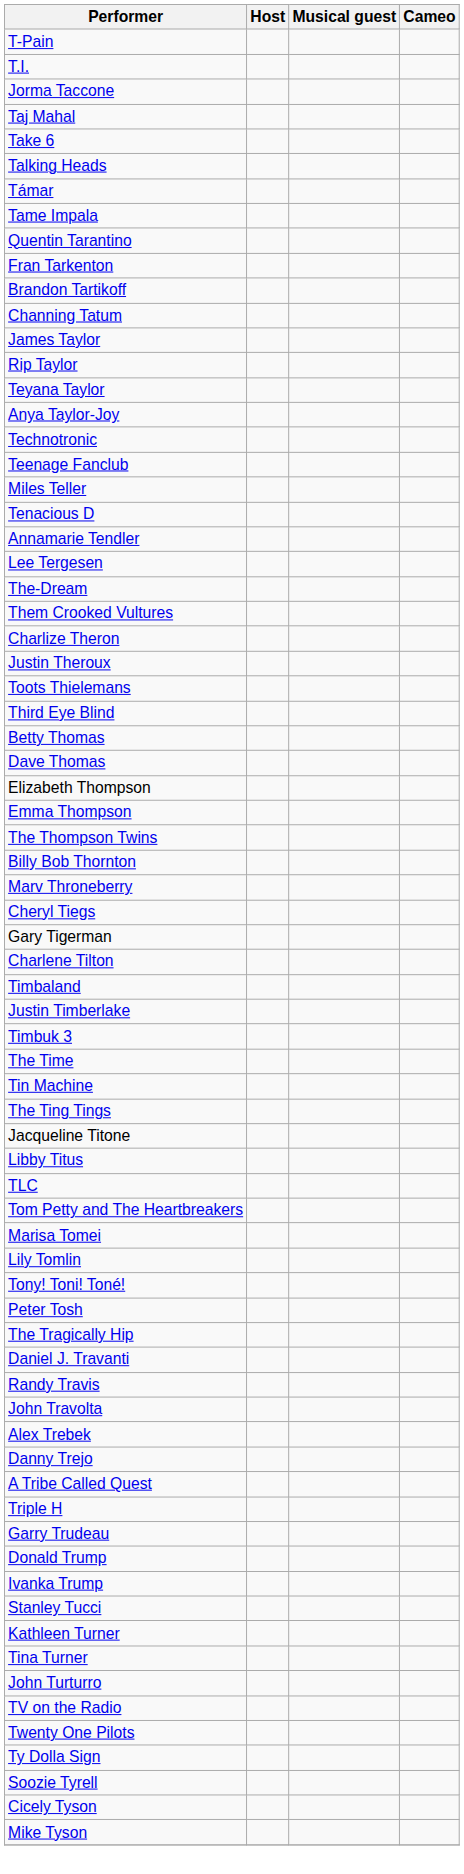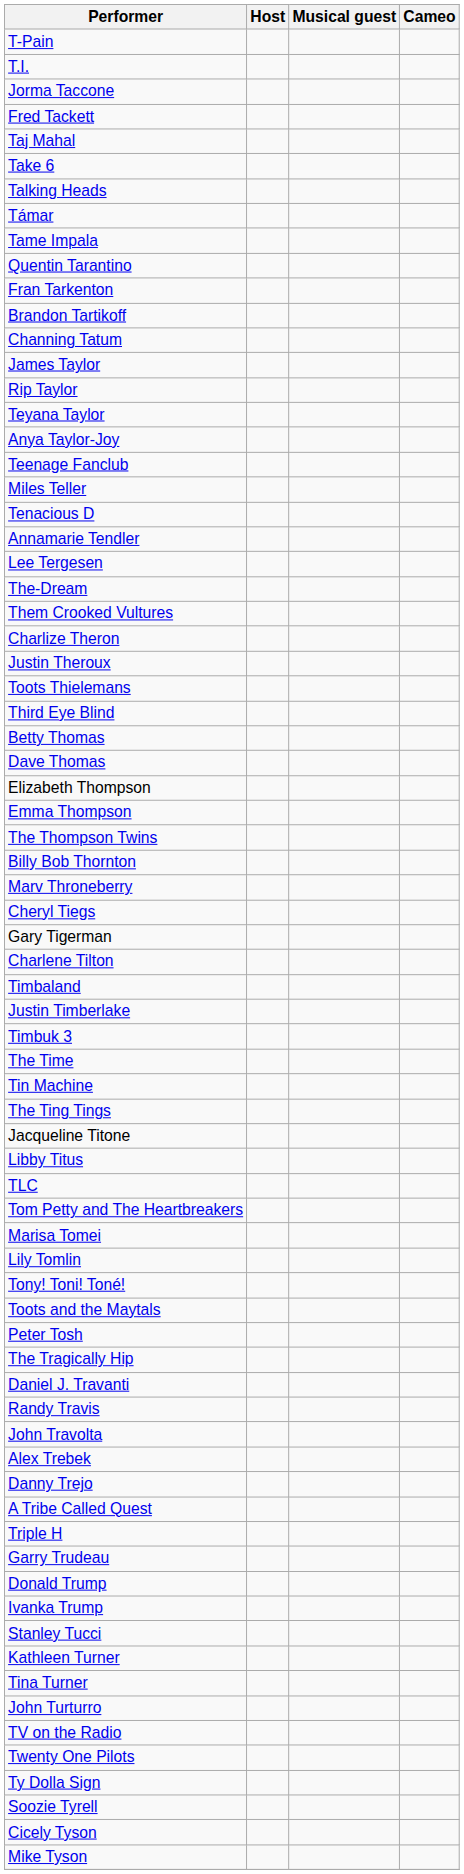+ row: (51, 116)
- row: (53, 439)
+ row: (84, 1310)
